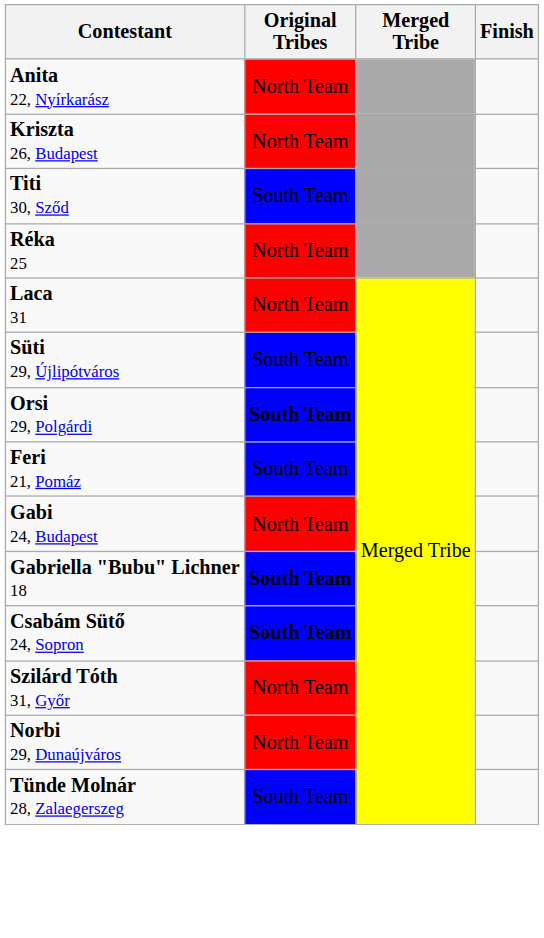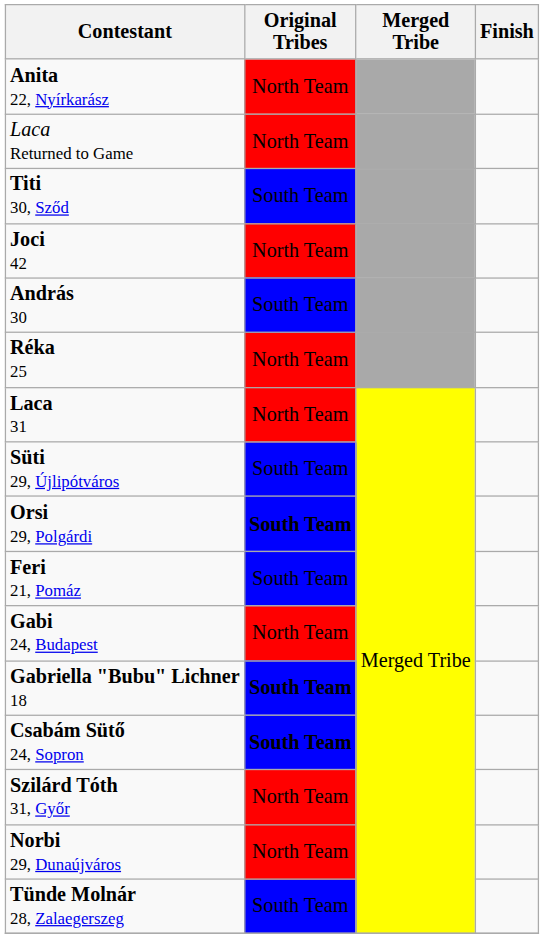+ row: (72, 141)
- row: (54, 141)
+ row: (27, 250)
+ row: (42, 305)
